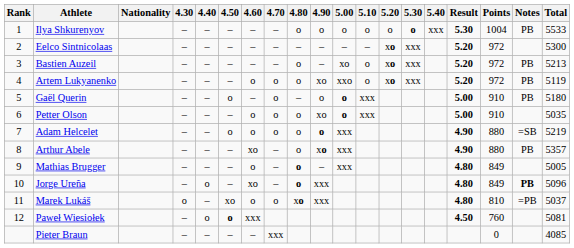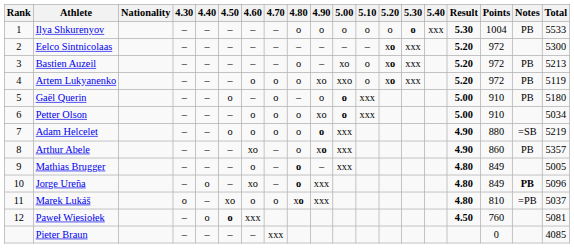(556, 115) 5035 -> (556, 115) 5034
(496, 149) 880 -> (496, 149) 860
